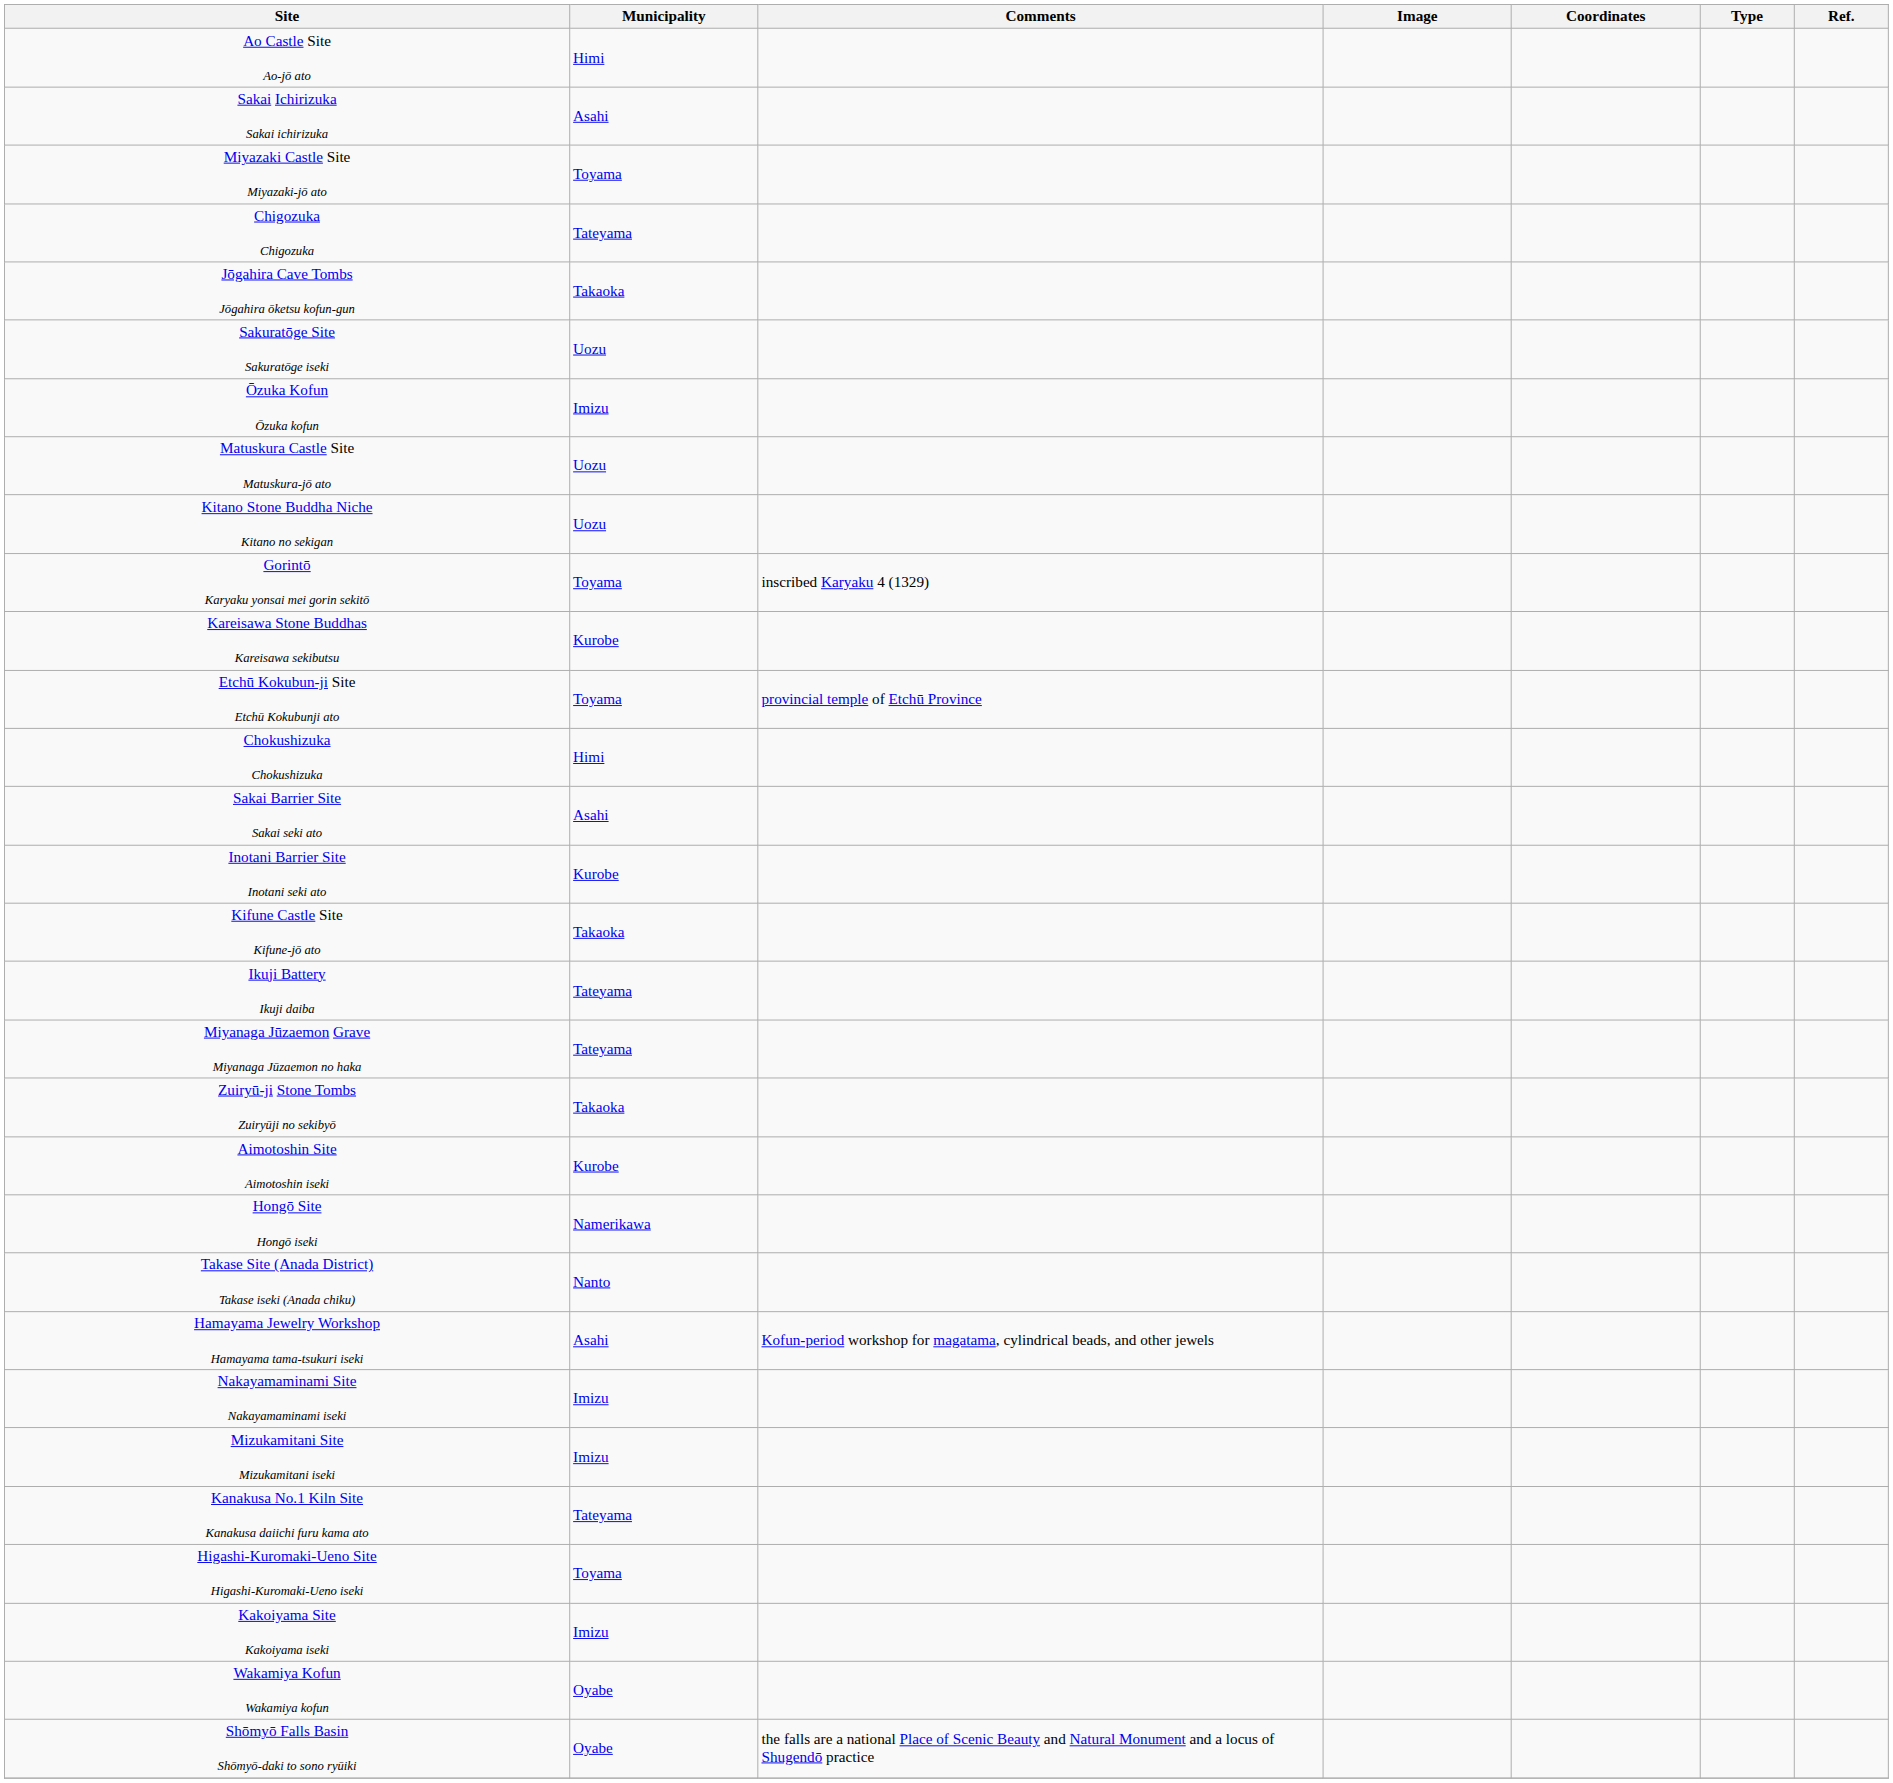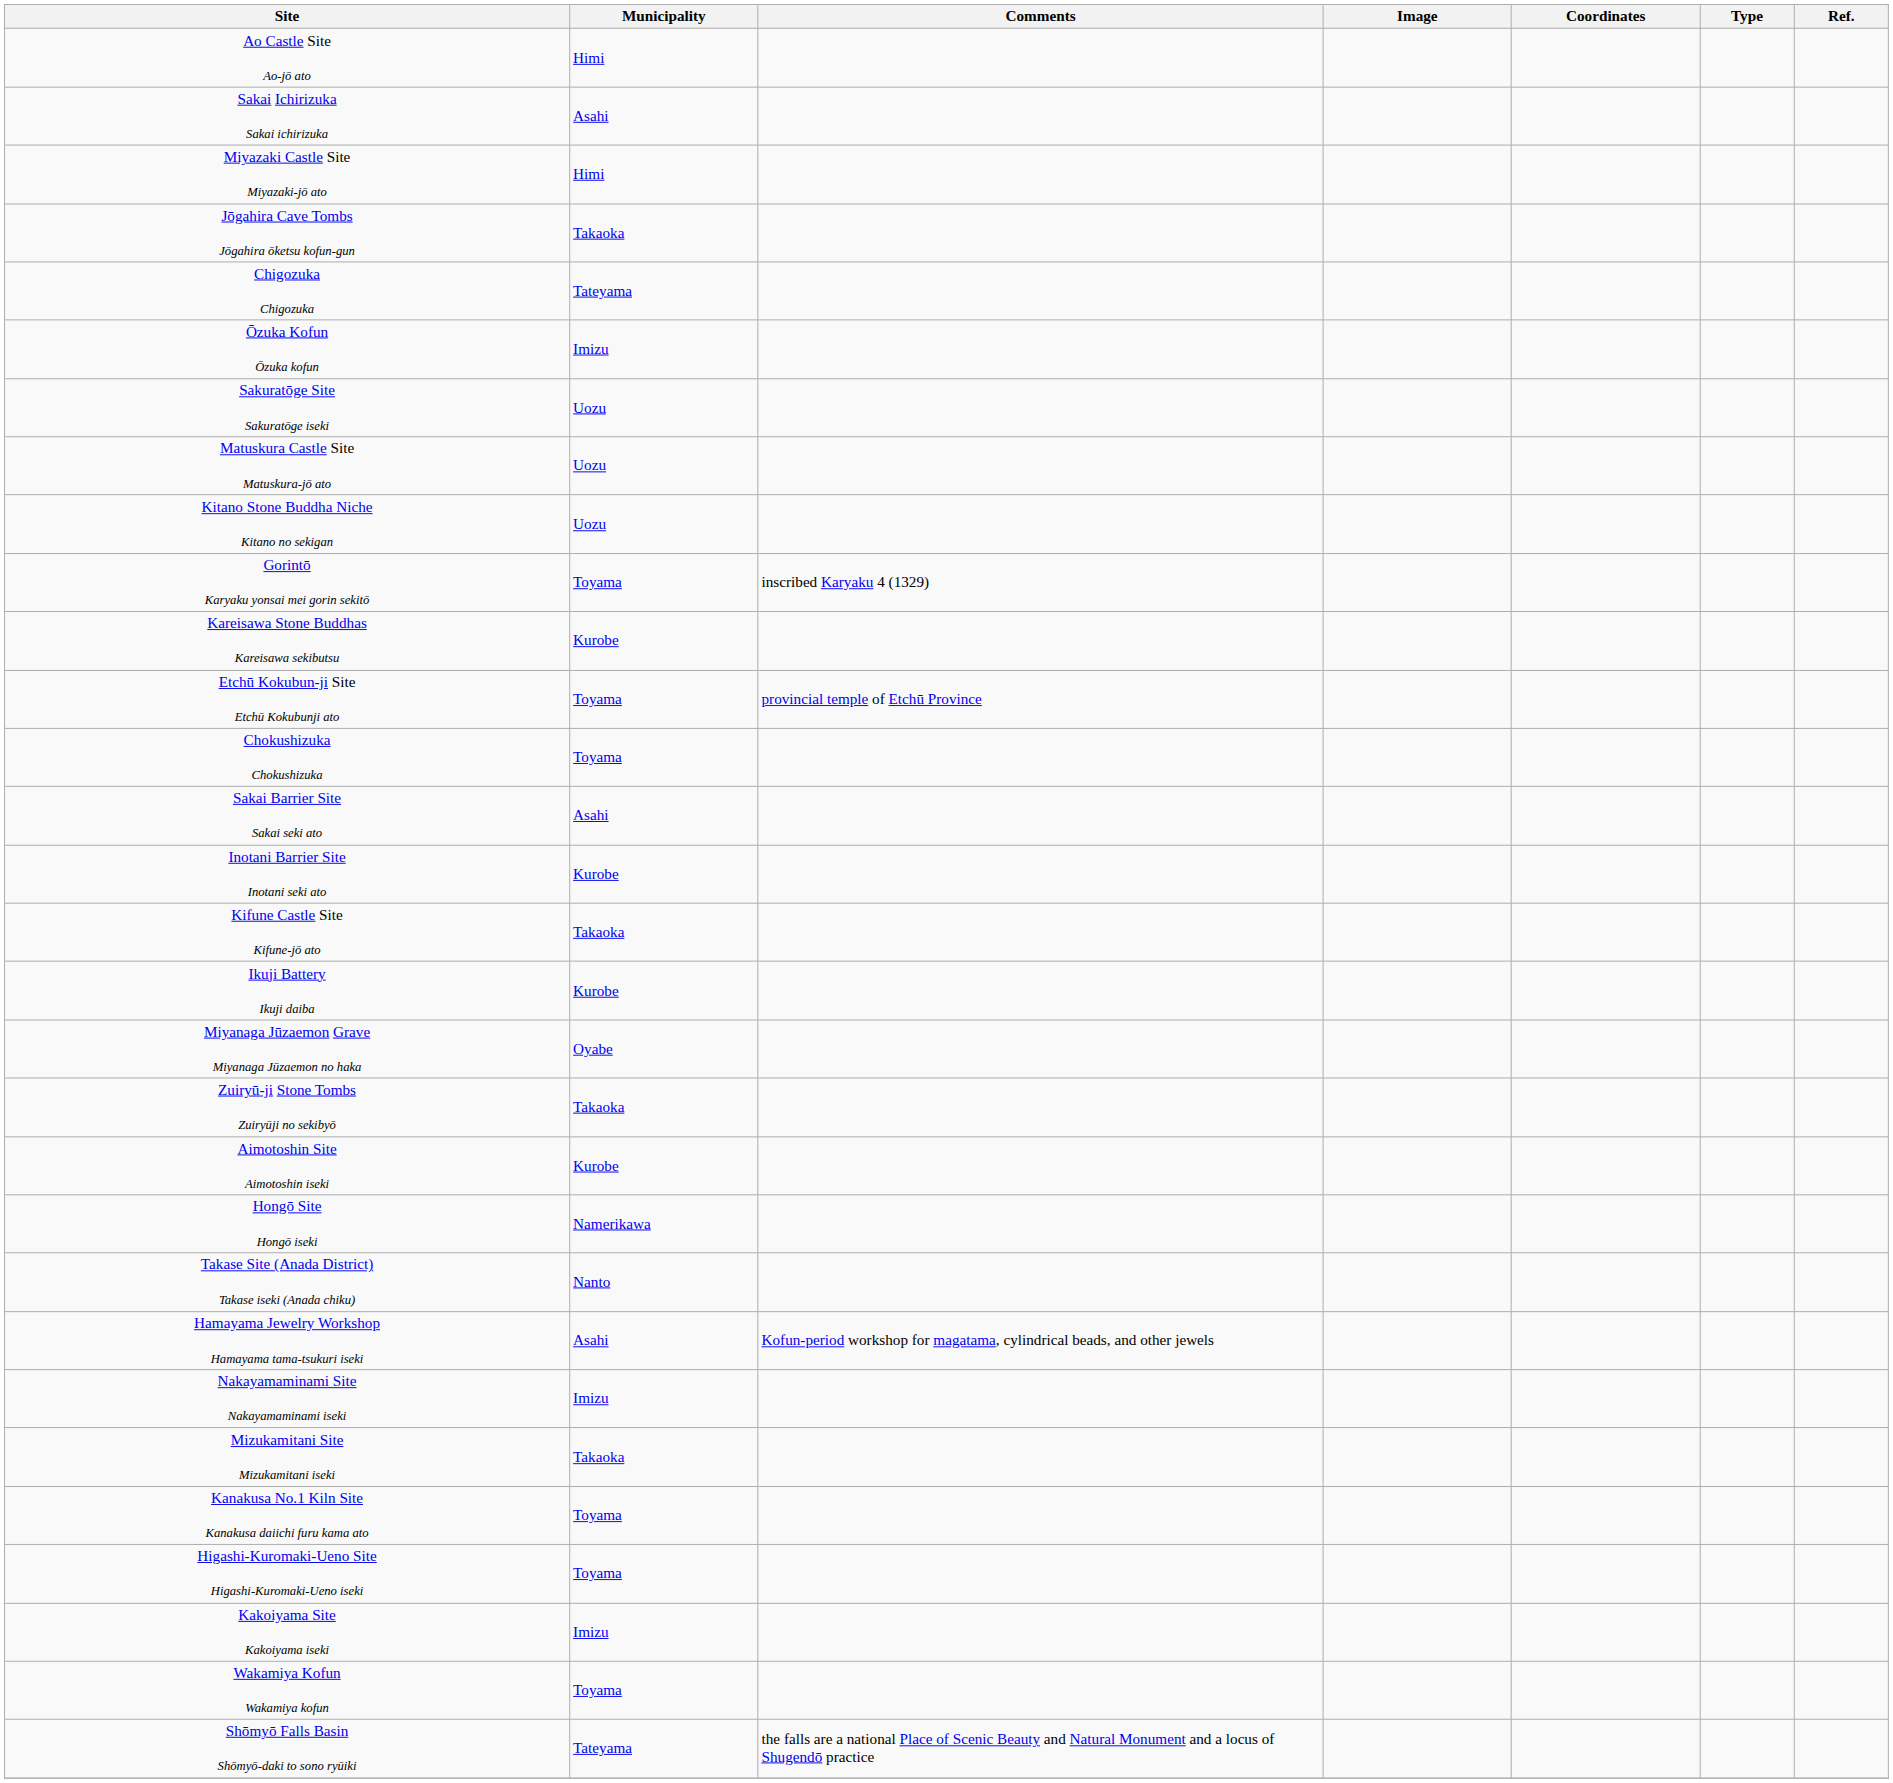(597, 174) Toyama -> (589, 174) Himi
rows swapped: (287, 232) <-> (287, 290)
rows swapped: (287, 407) <-> (287, 349)
(589, 757) Himi -> (597, 757) Toyama
(603, 990) Tateyama -> (596, 990) Kurobe
(603, 1048) Tateyama -> (593, 1048) Oyabe
(591, 1457) Imizu -> (599, 1457) Takaoka
(603, 1515) Tateyama -> (597, 1515) Toyama
(593, 1690) Oyabe -> (597, 1690) Toyama
(593, 1748) Oyabe -> (603, 1748) Tateyama
